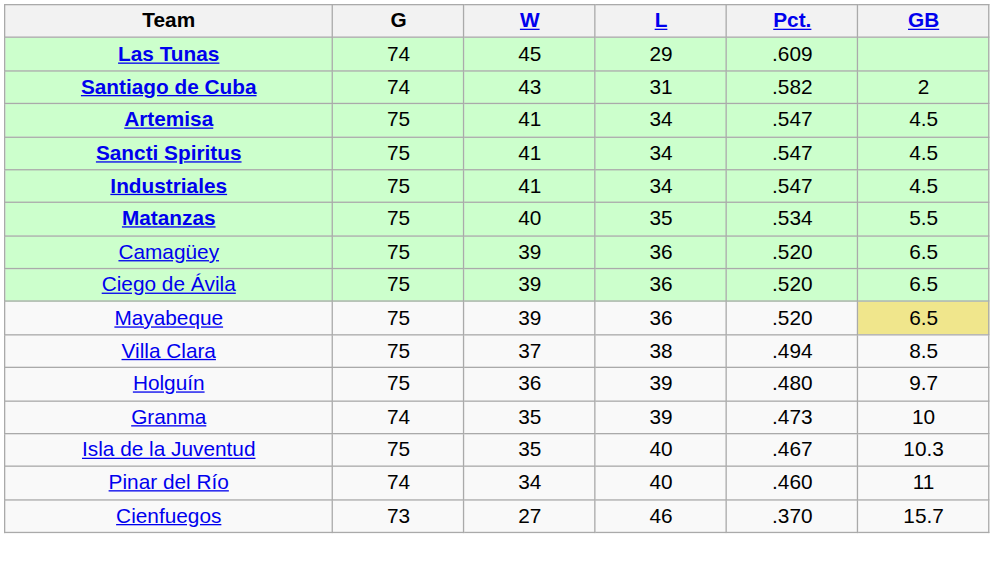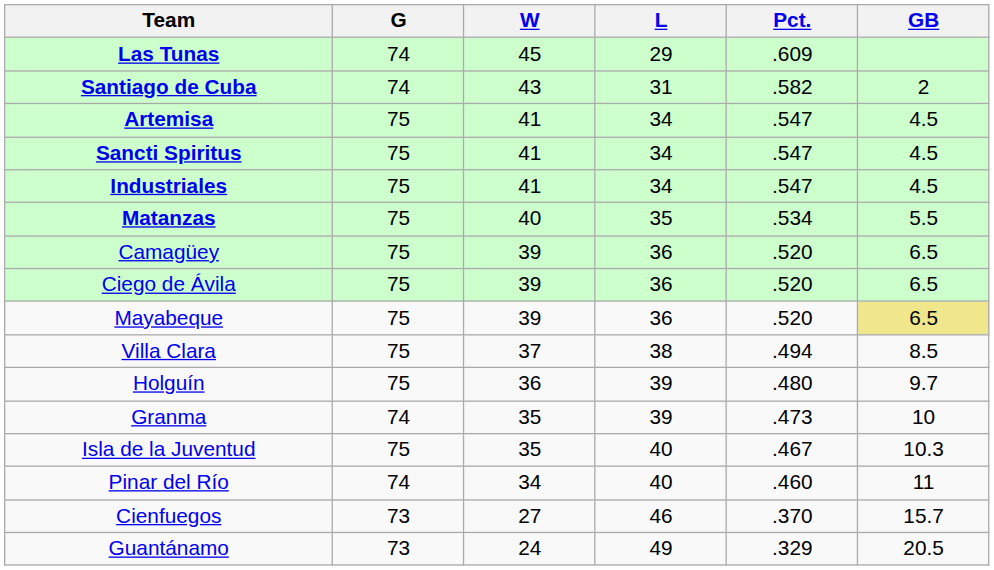+ row: (169, 548)
